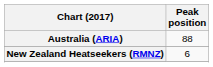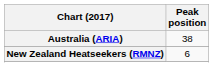(187, 38) 88 -> (187, 38) 38
